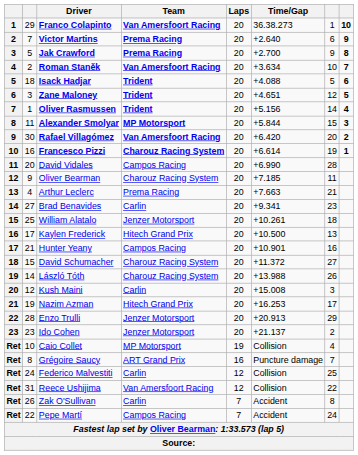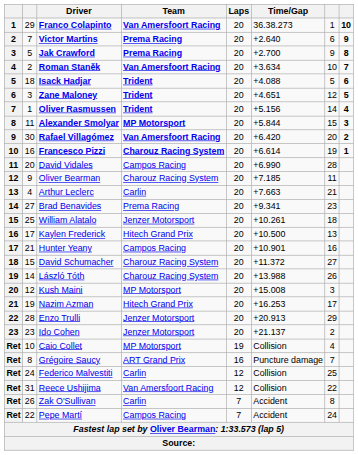(151, 192) Prema Racing -> (135, 192) Carlin
(135, 206) Carlin -> (151, 206) Prema Racing
(135, 290) Carlin -> (152, 290) MP Motorsport
